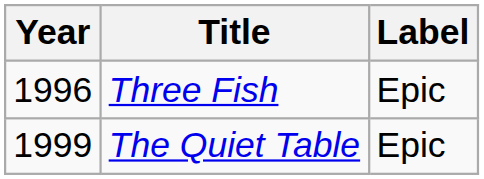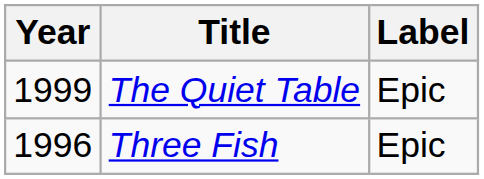rows swapped: (194, 88) <-> (234, 145)
